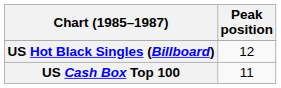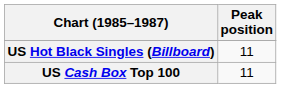(247, 51) 12 -> (247, 51) 11
